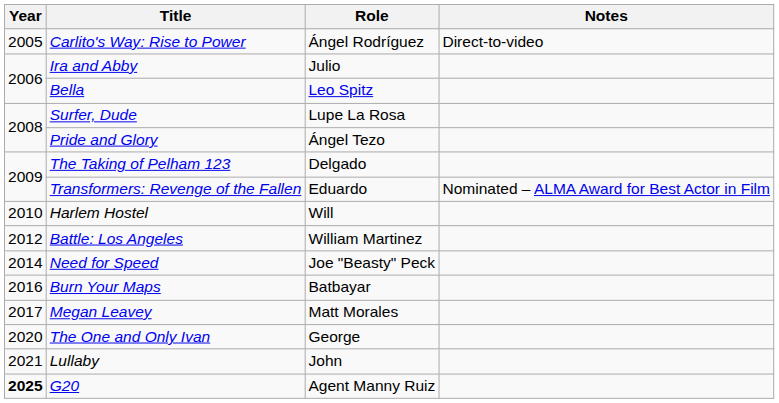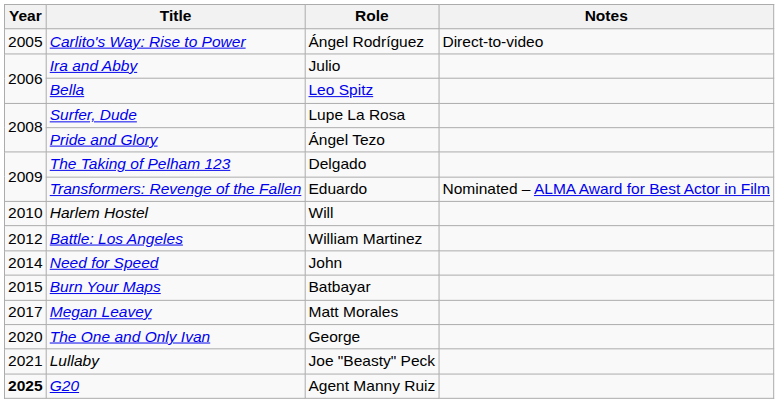(372, 262) Joe "Beasty" Peck -> (325, 262) John
(25, 287) 2016 -> (25, 287) 2015
(325, 361) John -> (372, 361) Joe "Beasty" Peck
